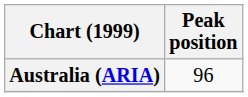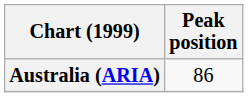(203, 75) 96 -> (203, 75) 86
